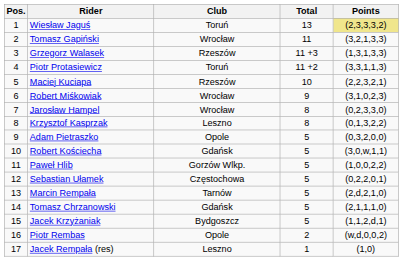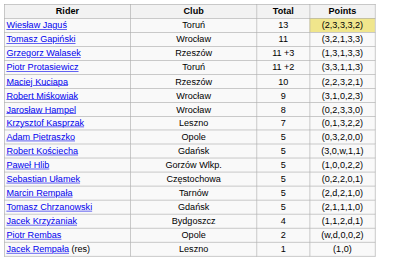- column: (16, 11)
(307, 123) 8 -> (283, 123) 7
(307, 221) 5 -> (283, 221) 4
